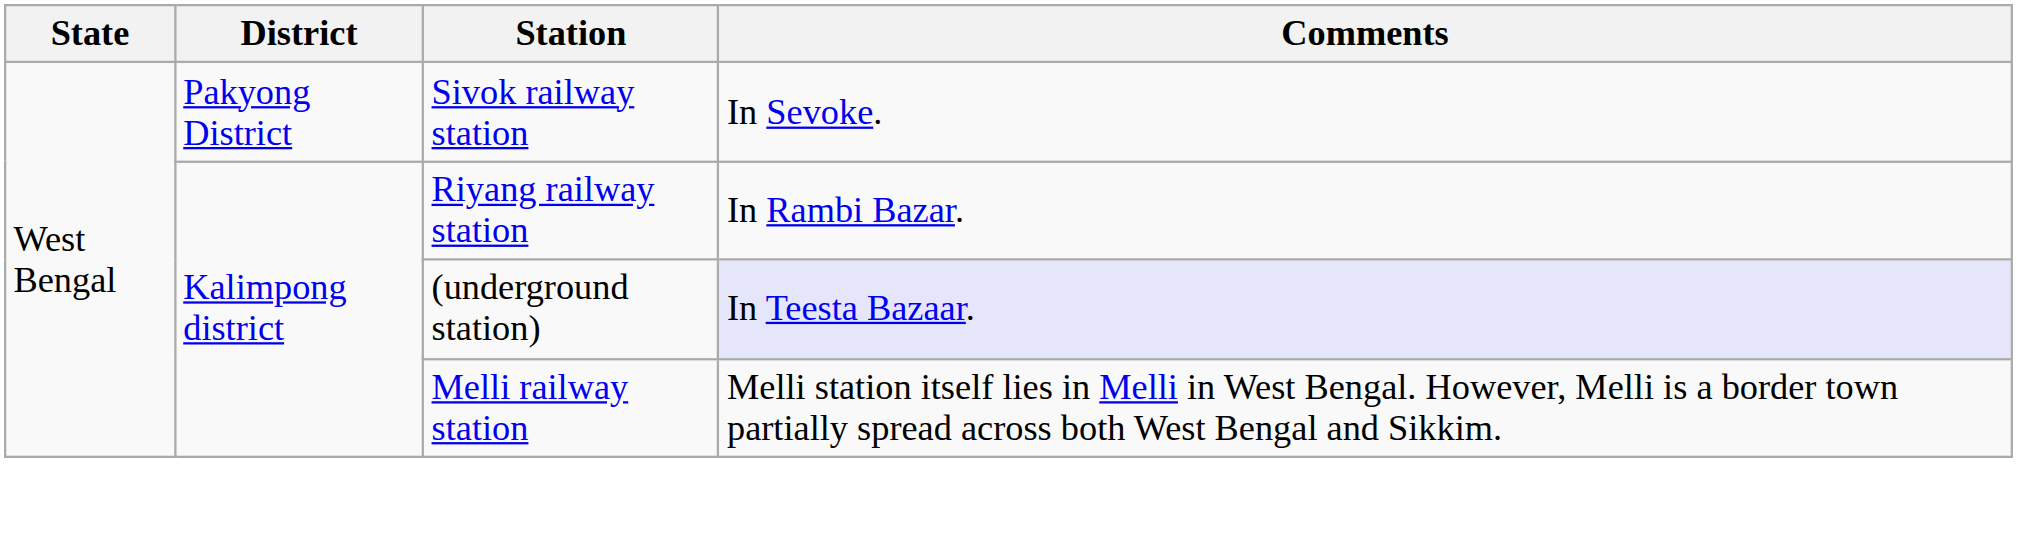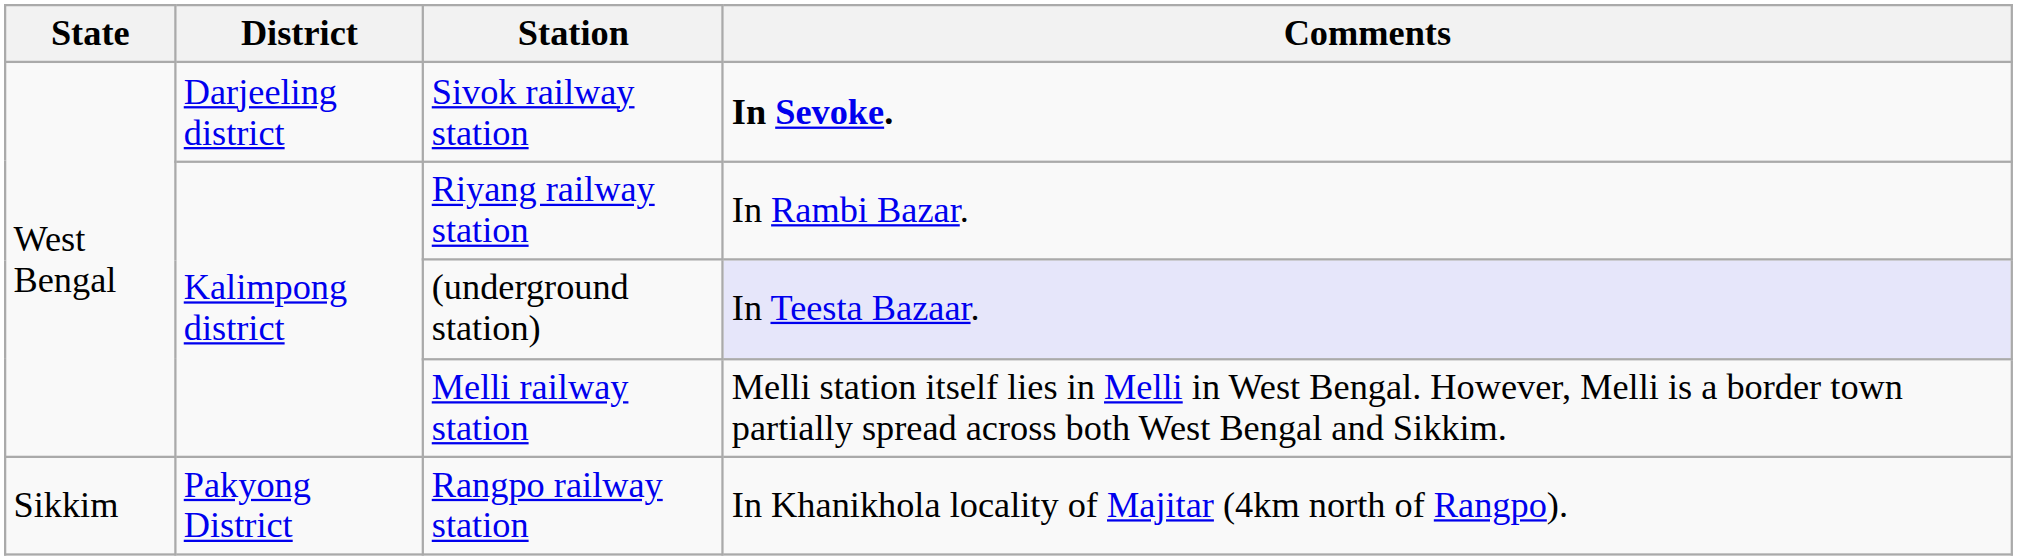(247, 111) Pakyong District -> (260, 111) Darjeeling district
(805, 111) normal -> (813, 111) bold
+ row: (547, 505)
